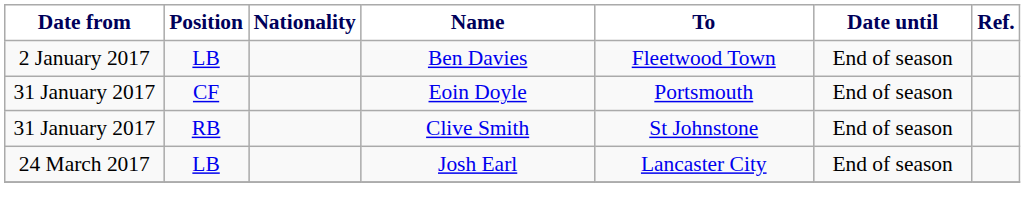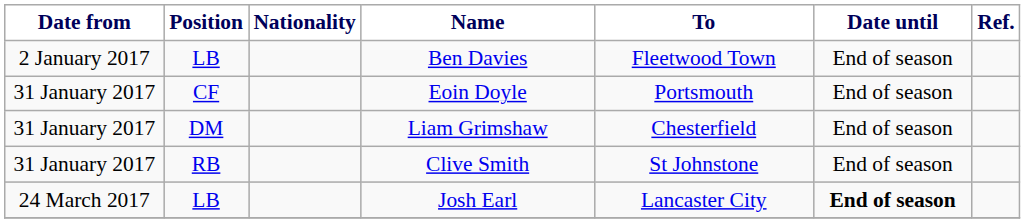+ row: (478, 128)
(893, 164) normal -> (893, 199) bold
